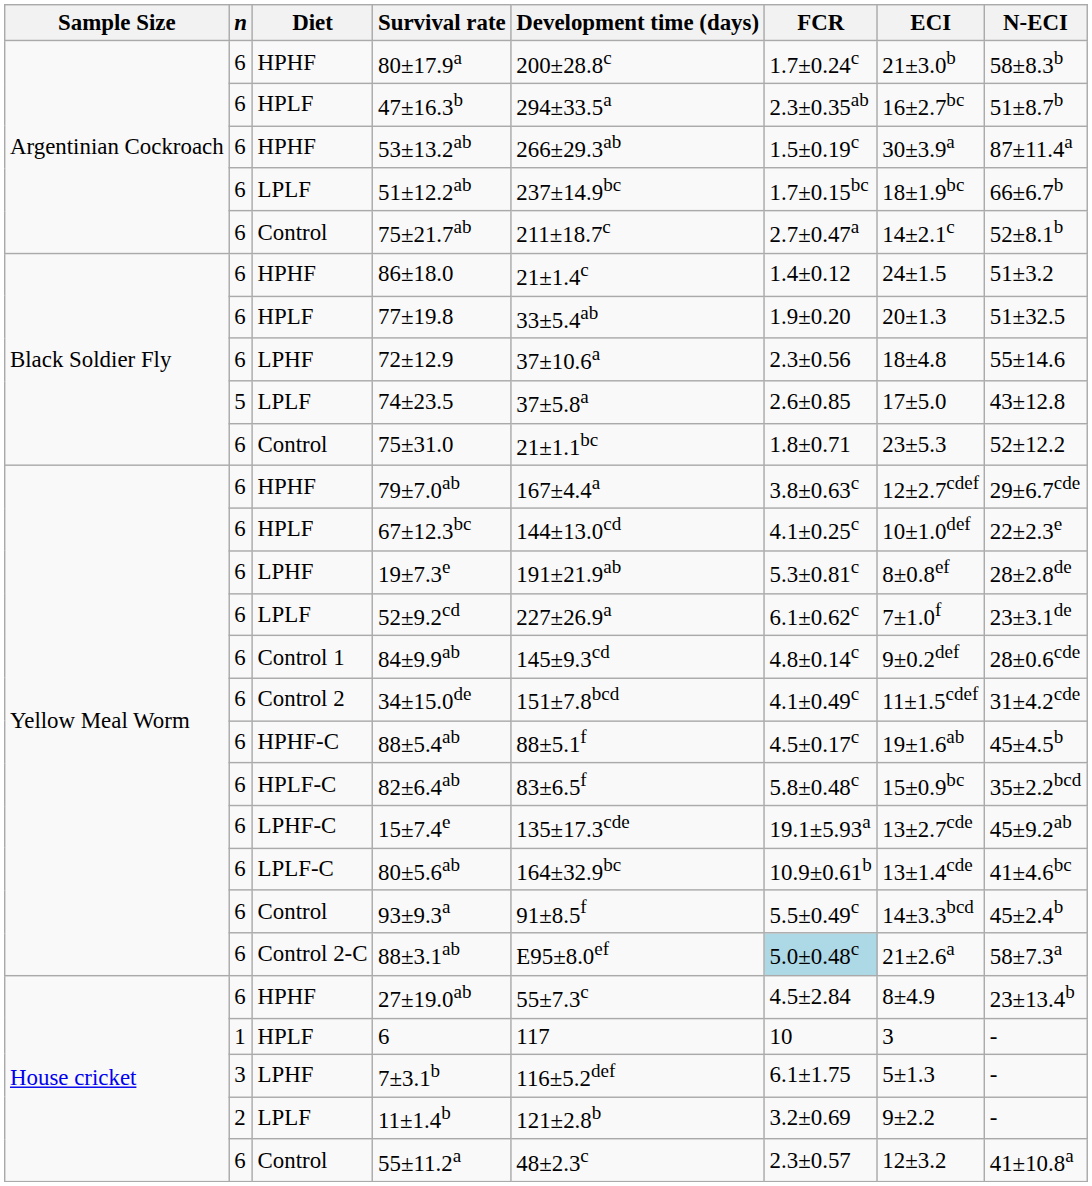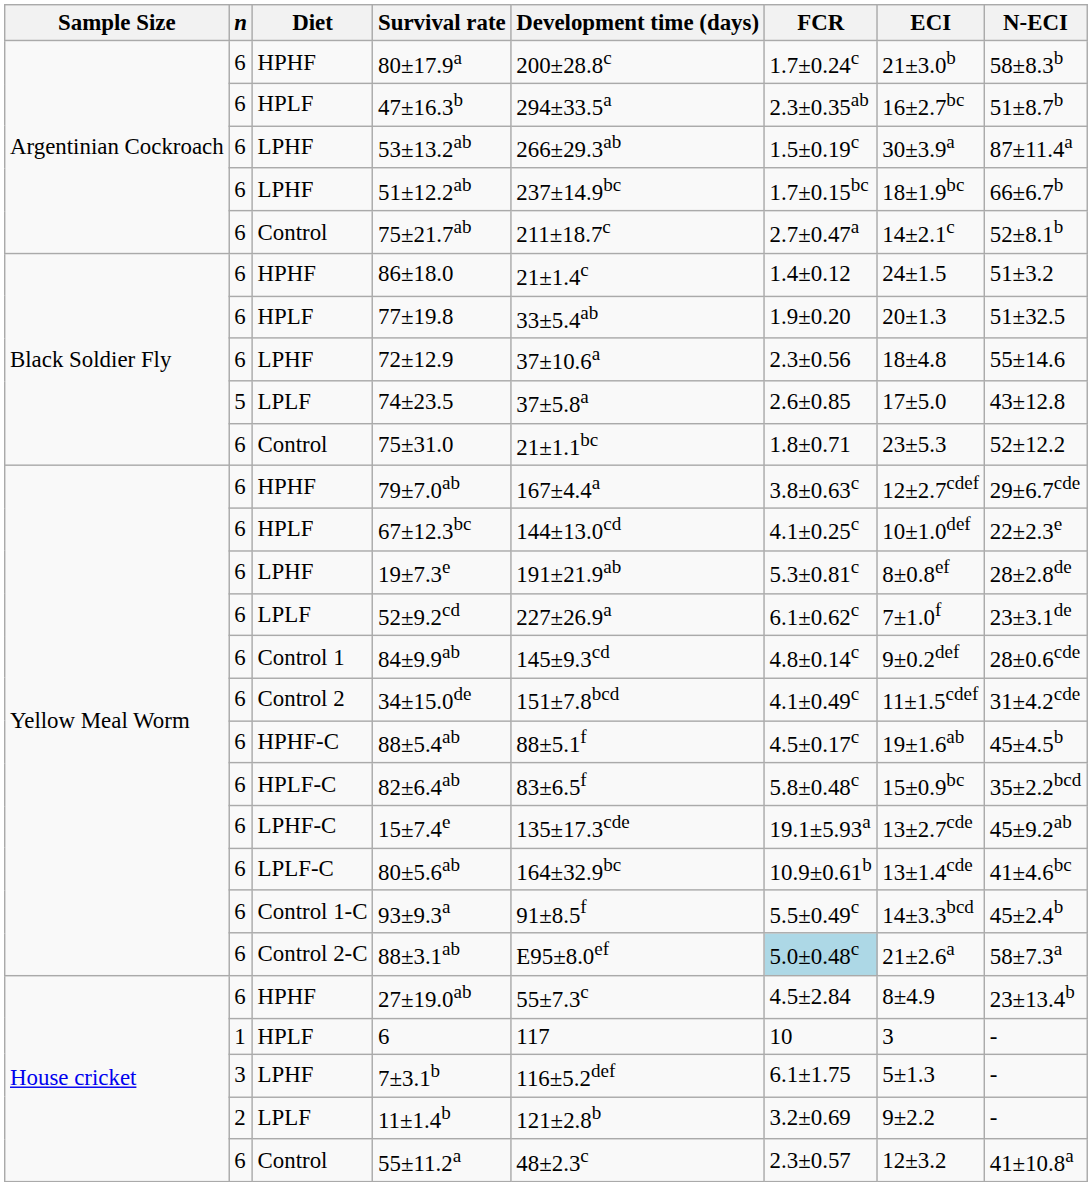(287, 146) HPHF -> (285, 146) LPHF
(284, 189) LPLF -> (285, 189) LPHF
(292, 911) Control -> (312, 911) Control 1-C
